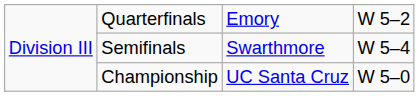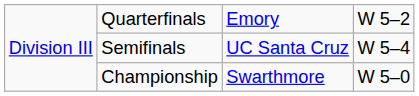(275, 47) Swarthmore -> (288, 47) UC Santa Cruz
(288, 76) UC Santa Cruz -> (275, 76) Swarthmore
